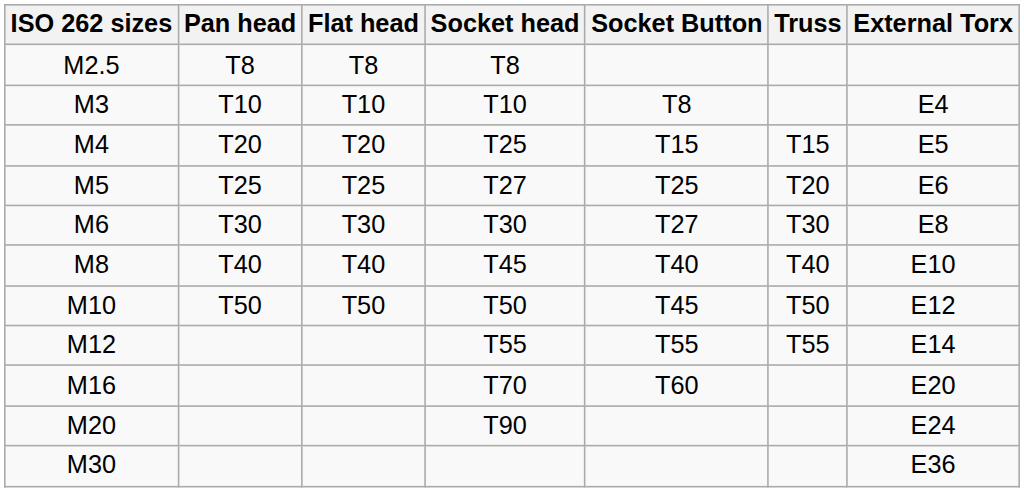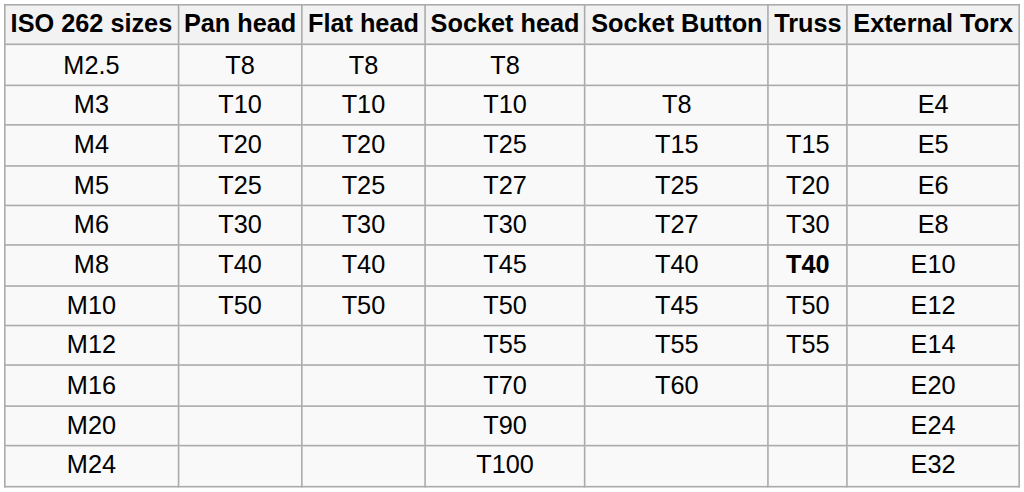(808, 265) normal -> (808, 265) bold
+ row: (91, 465)
- row: (91, 465)
